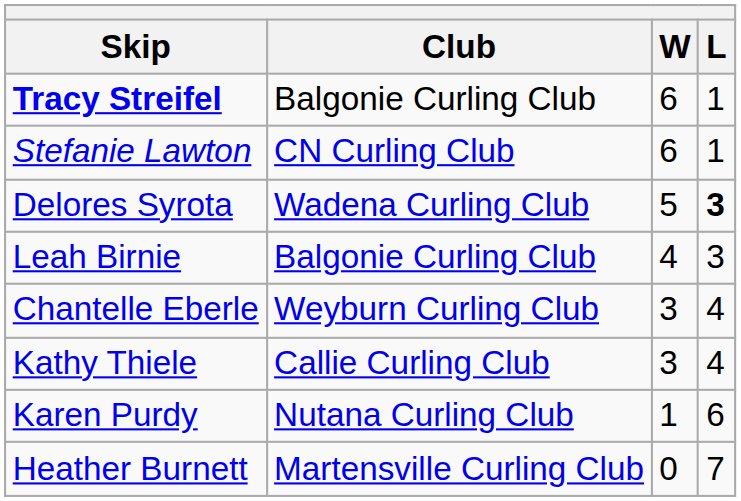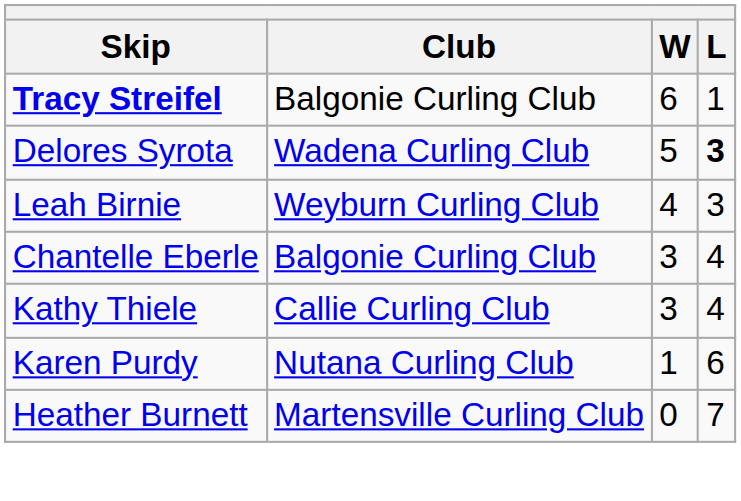- row: (132, 151)
(435, 257) Balgonie Curling Club -> (437, 204) Weyburn Curling Club
(437, 310) Weyburn Curling Club -> (435, 257) Balgonie Curling Club
